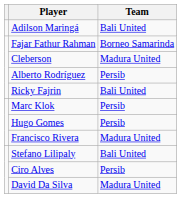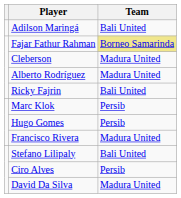(137, 43) no background -> (137, 43) khaki background
(112, 75) Persib -> (130, 75) Madura United
